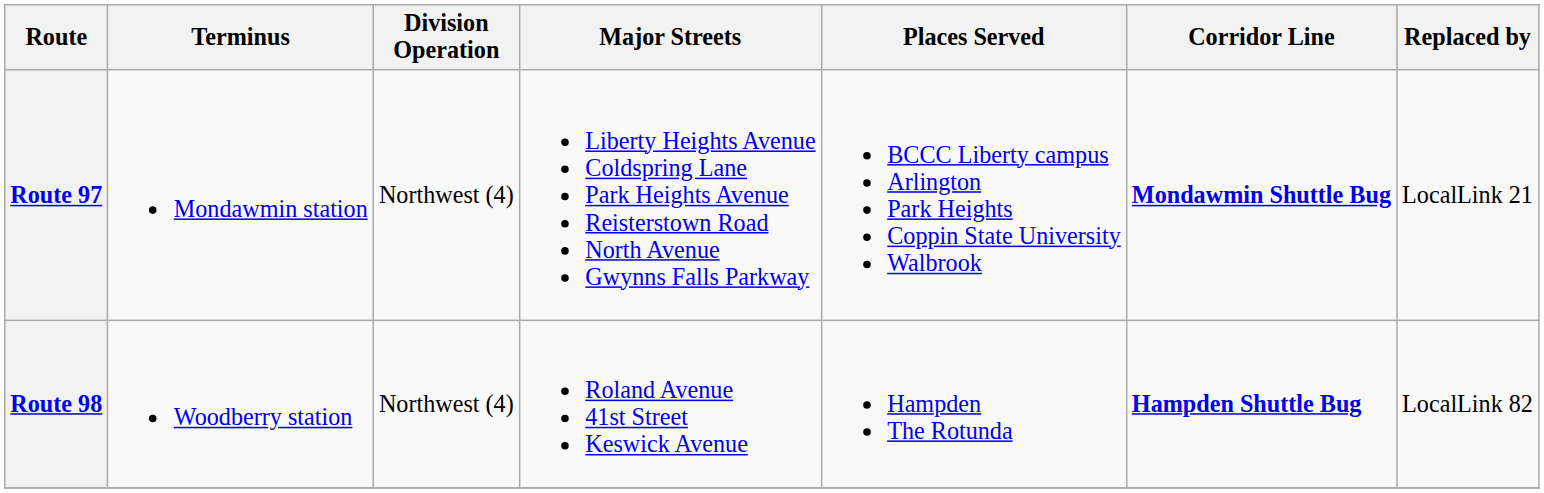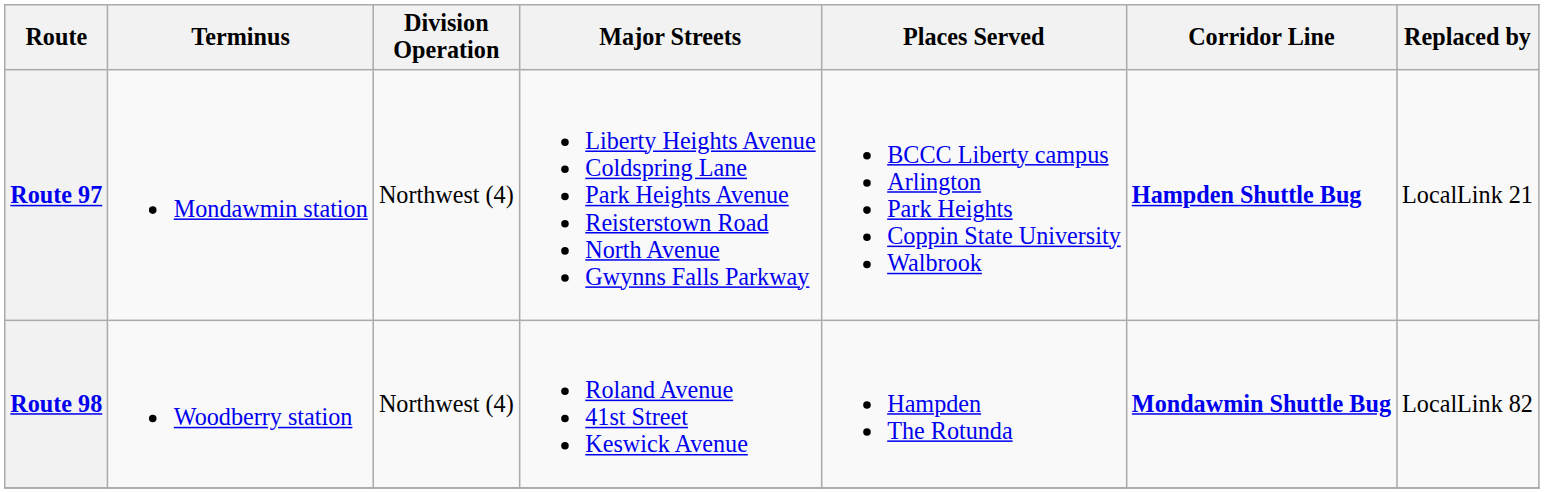(1261, 194) Mondawmin Shuttle Bug -> (1247, 194) Hampden Shuttle Bug
(1247, 403) Hampden Shuttle Bug -> (1261, 403) Mondawmin Shuttle Bug
